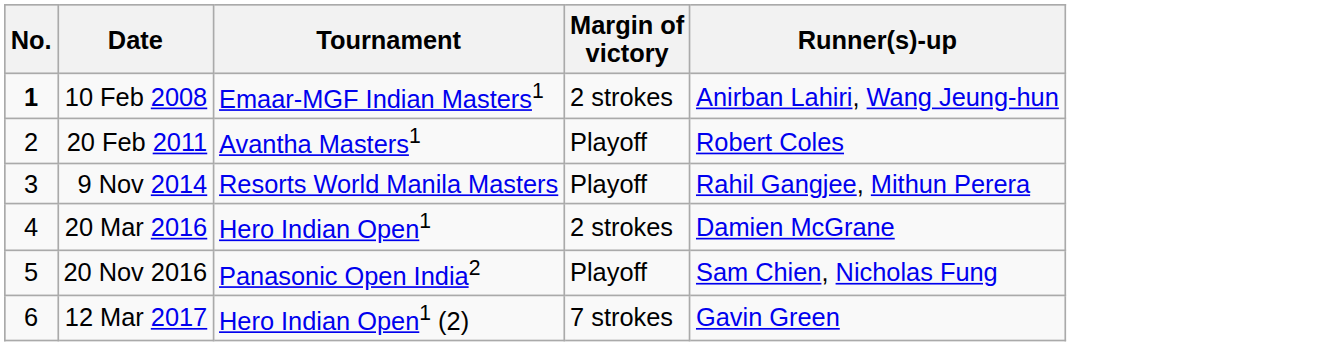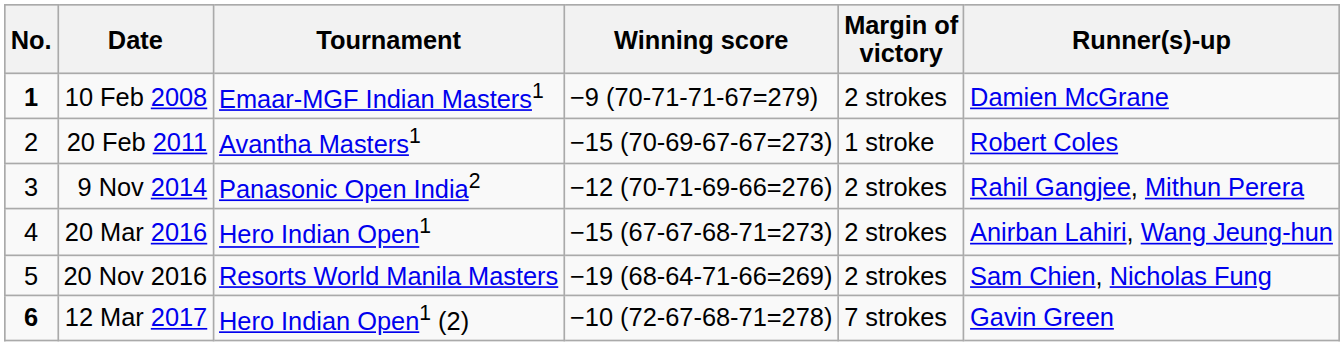+ column: (701, 39)
(877, 96) Anirban Lahiri, Wang Jeung-hun -> (1069, 96) Damien McGrane
(609, 142) Playoff -> (889, 142) 1 stroke
(389, 184) Resorts World Manila Masters -> (350, 187) Panasonic Open India2
(609, 184) Playoff -> (896, 187) 2 strokes
(795, 227) Damien McGrane -> (1151, 232) Anirban Lahiri, Wang Jeung-hun
(350, 272) Panasonic Open India2 -> (389, 275) Resorts World Manila Masters
(609, 272) Playoff -> (896, 275) 2 strokes
(31, 318) normal -> (31, 318) bold
